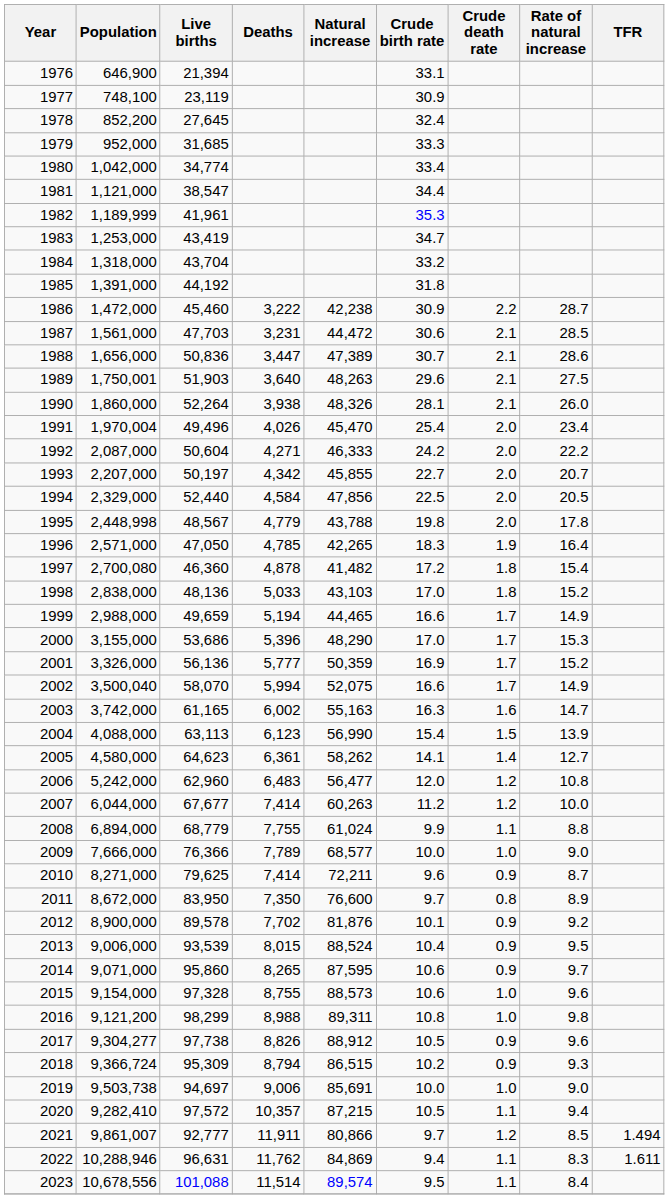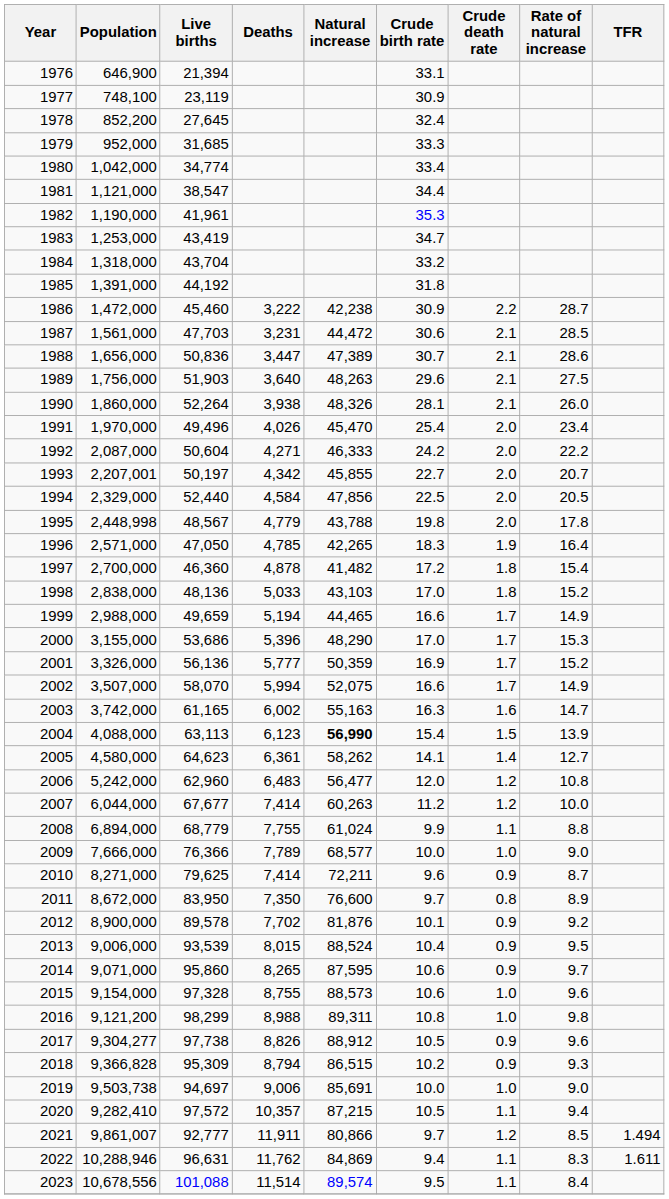(124, 214) 1,189,999 -> (124, 214) 1,190,000
(124, 380) 1,750,001 -> (124, 380) 1,756,000
(124, 427) 1,970,004 -> (124, 427) 1,970,000
(124, 474) 2,207,000 -> (124, 474) 2,207,001
(124, 568) 2,700,080 -> (124, 568) 2,700,000
(124, 686) 3,500,040 -> (124, 686) 3,507,000
(350, 734) normal -> (350, 734) bold
(124, 1064) 9,366,724 -> (124, 1064) 9,366,828
